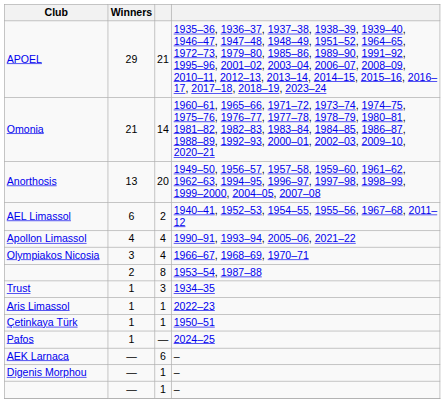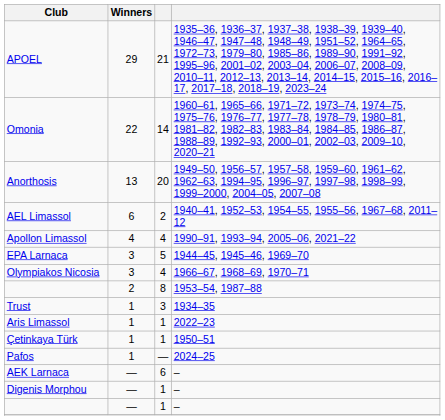(131, 129) 21 -> (131, 129) 22
+ row: (37, 255)
